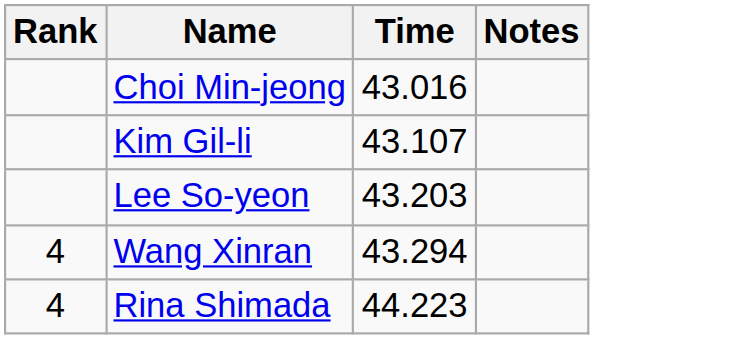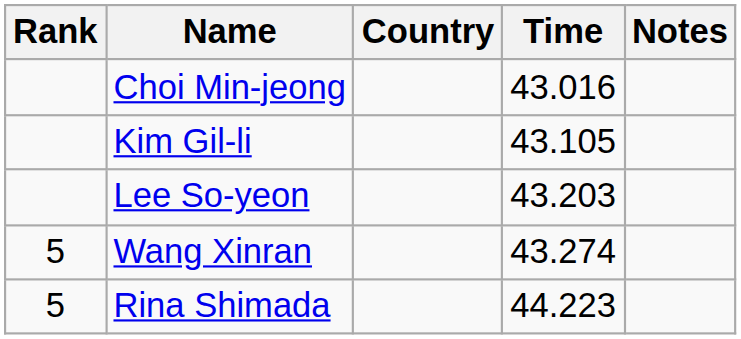+ column: (428, 31)
(415, 141) 43.107 -> (563, 141) 43.105
(55, 251) 4 -> (55, 251) 5
(415, 251) 43.294 -> (563, 251) 43.274
(55, 305) 4 -> (55, 305) 5
